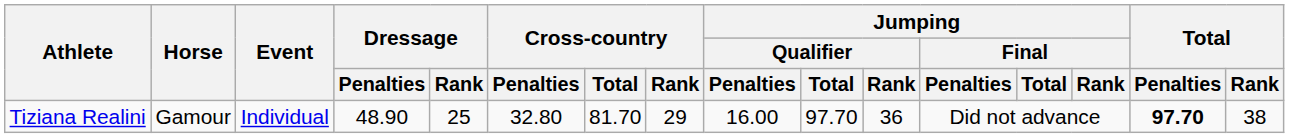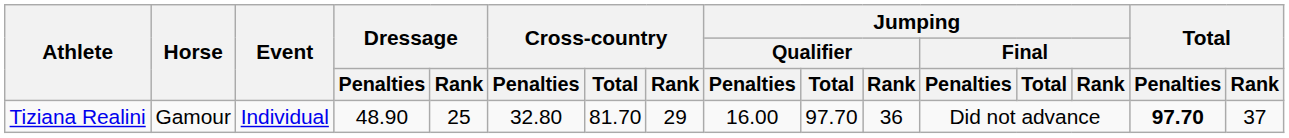(1255, 117) 38 -> (1255, 117) 37
